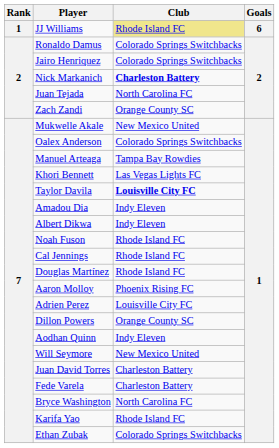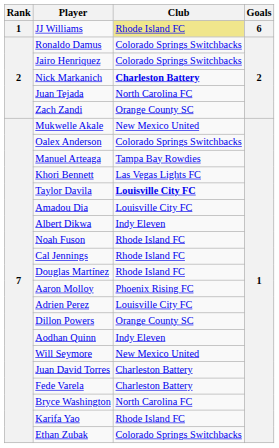(140, 207) Indy Eleven -> (154, 207) Louisville City FC
